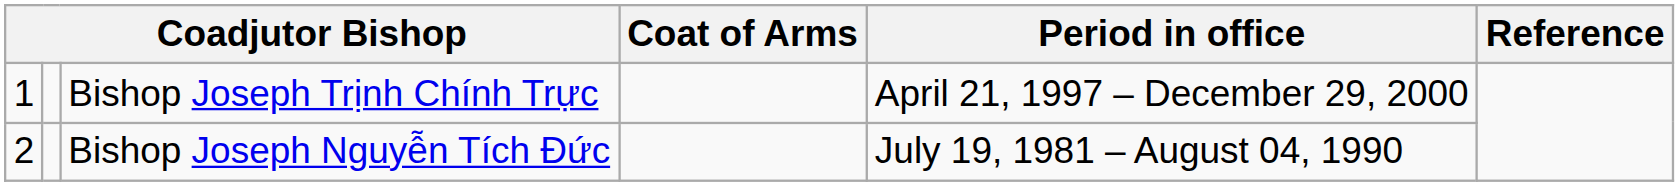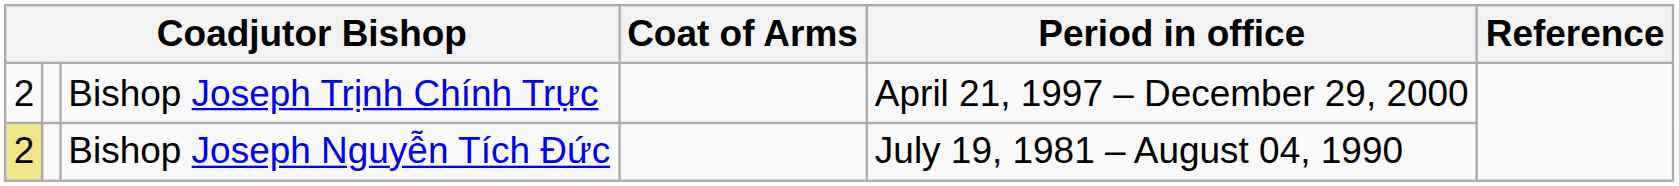(24, 92) 1 -> (24, 92) 2
(24, 151) no background -> (24, 151) khaki background
